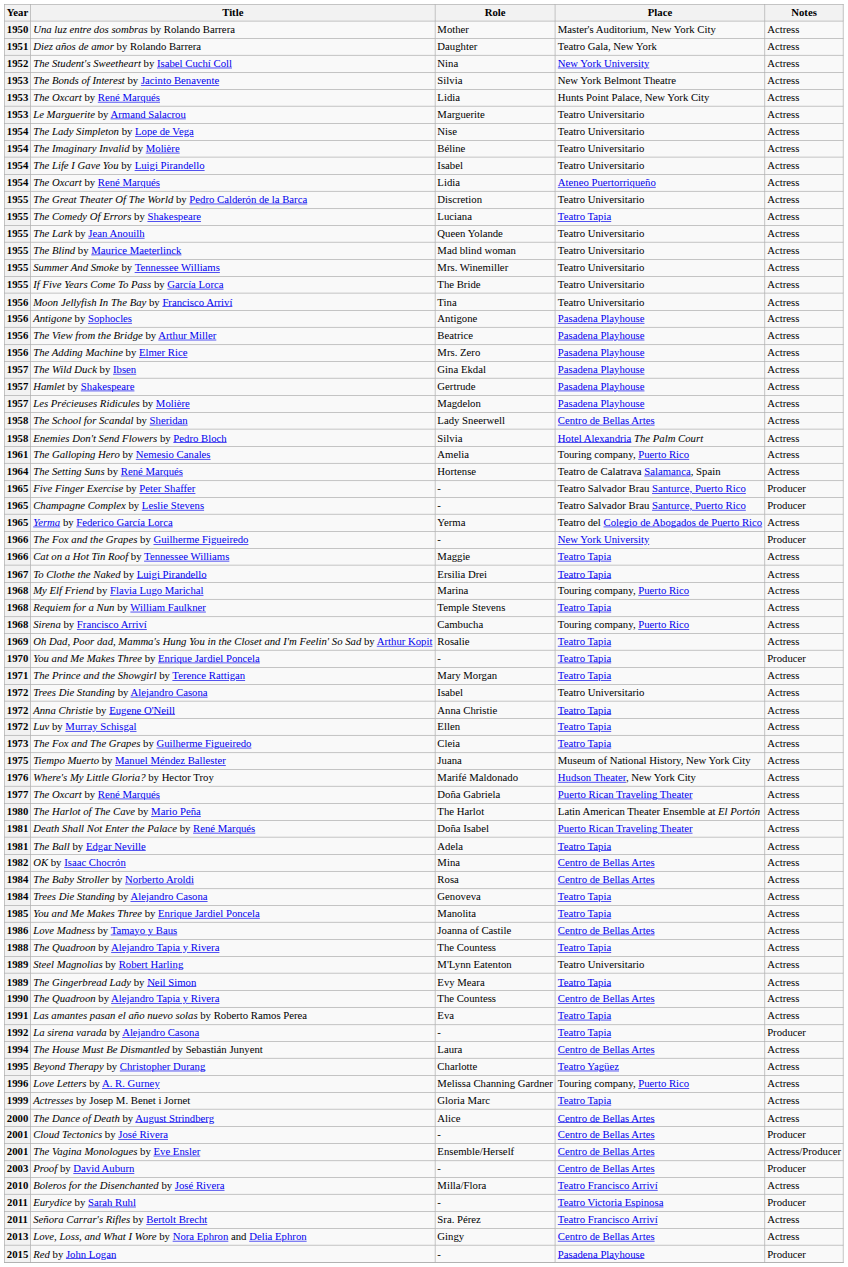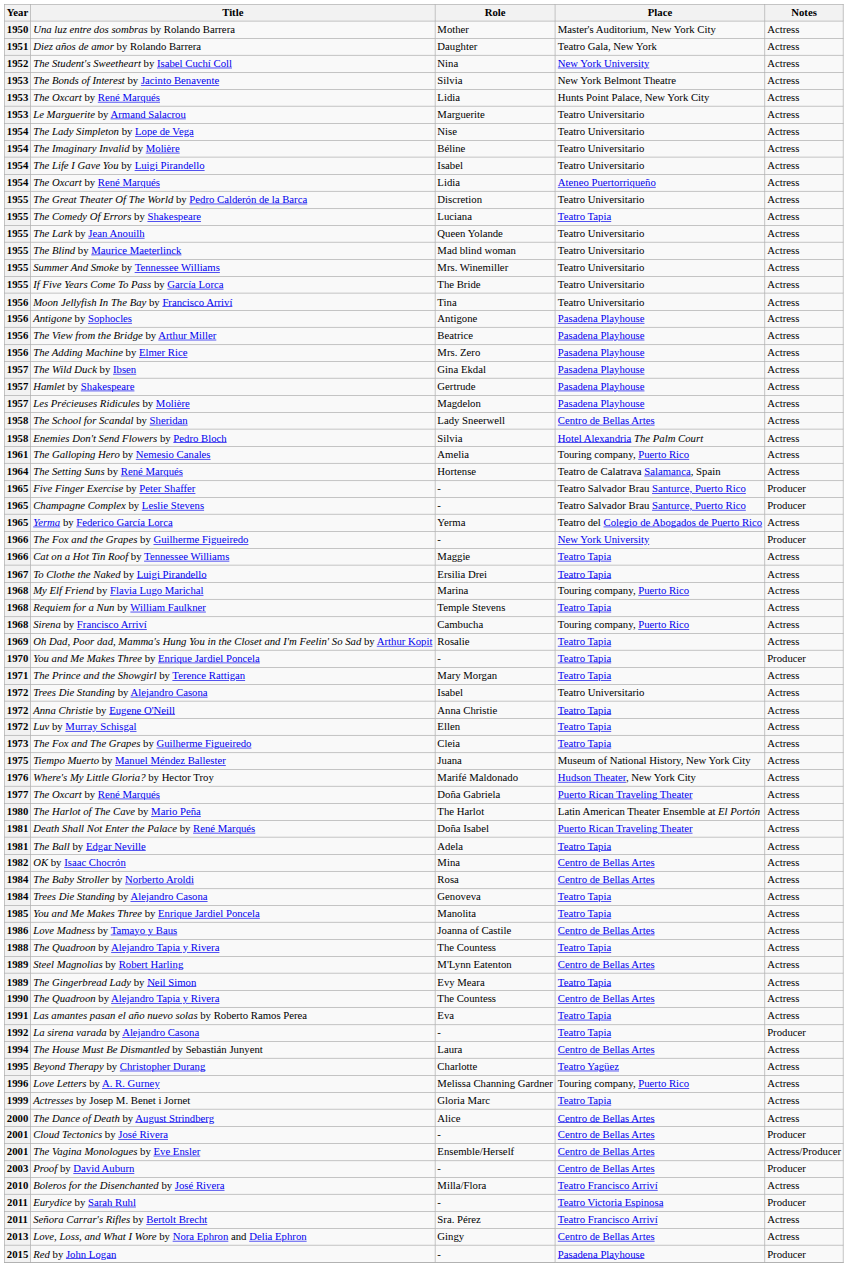(601, 965) Teatro Universitario -> (606, 965) Centro de Bellas Artes
